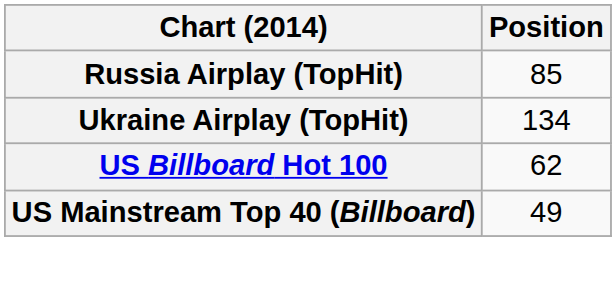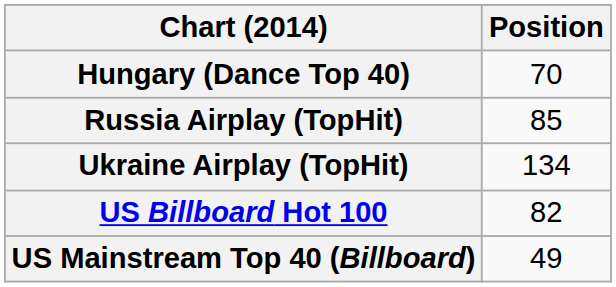+ row: (244, 73)
(546, 166) 62 -> (546, 212) 82
